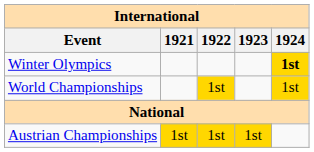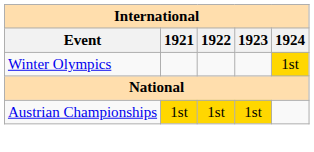(290, 64) bold -> (290, 64) normal
- row: (75, 87)
